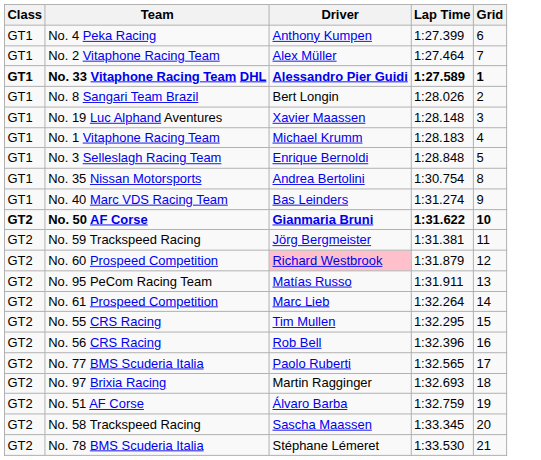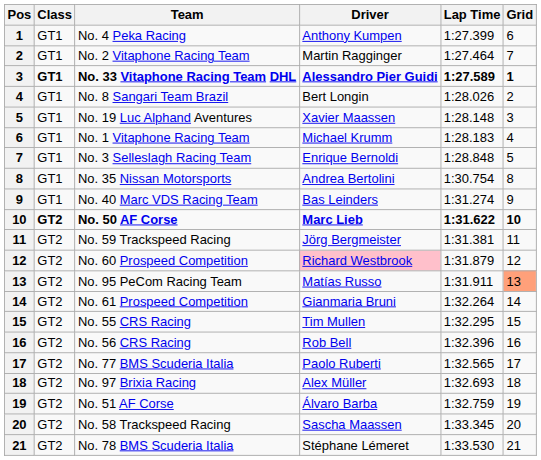+ column: (19, 15)
(305, 56) Alex Müller -> (352, 56) Martin Ragginger
(323, 220) Gianmaria Bruni -> (333, 220) Marc Lieb
(484, 281) no background -> (514, 281) lightsalmon background
(301, 302) Marc Lieb -> (349, 302) Gianmaria Bruni
(322, 384) Martin Ragginger -> (334, 384) Alex Müller
